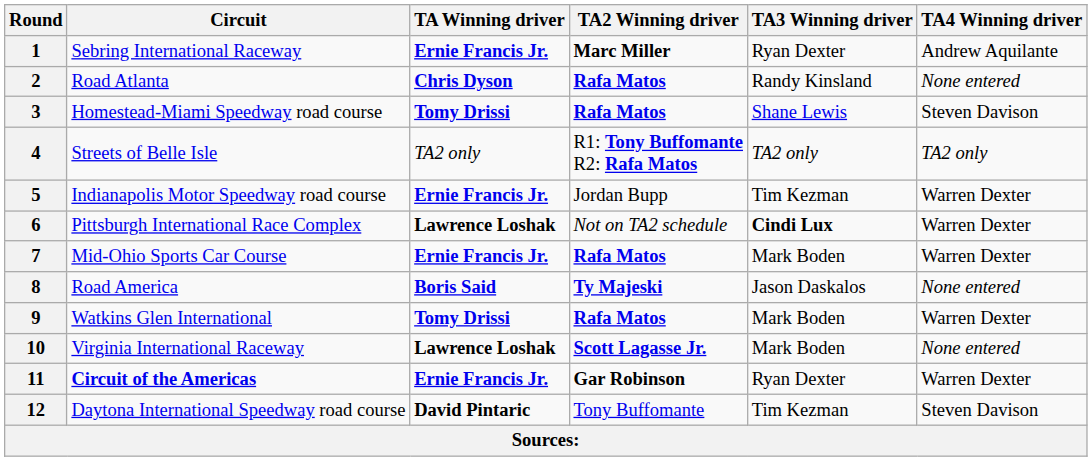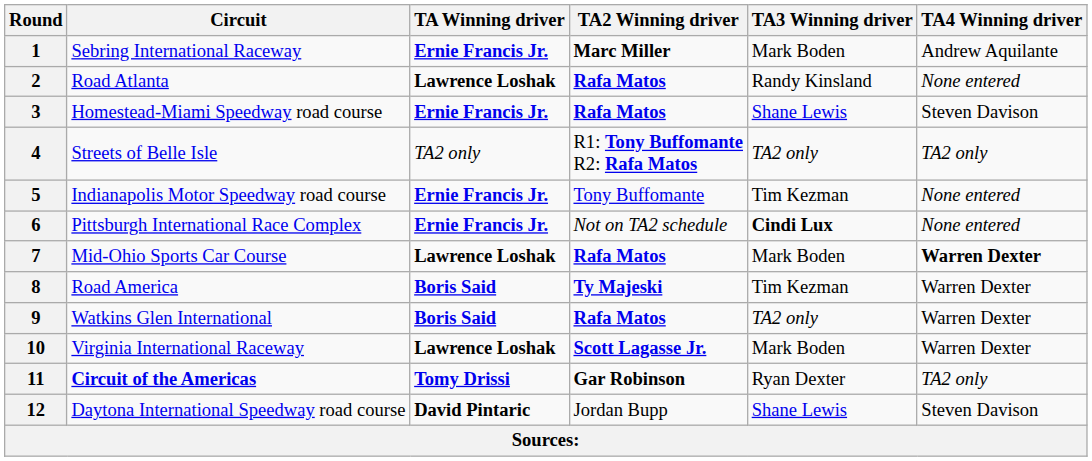(798, 50) Ryan Dexter -> (798, 50) Mark Boden
(463, 81) Chris Dyson -> (485, 81) Lawrence Loshak
(462, 112) Tomy Drissi -> (481, 112) Ernie Francis Jr.
(621, 195) Jordan Bupp -> (639, 195) Tony Buffomante
(976, 195) Warren Dexter -> (971, 195) None entered
(485, 225) Lawrence Loshak -> (481, 225) Ernie Francis Jr.
(976, 225) Warren Dexter -> (971, 225) None entered
(481, 256) Ernie Francis Jr. -> (485, 256) Lawrence Loshak
(976, 256) normal -> (981, 256) bold
(809, 287) Jason Daskalos -> (800, 287) Tim Kezman
(971, 287) None entered -> (976, 287) Warren Dexter
(462, 317) Tomy Drissi -> (455, 317) Boris Said
(798, 317) Mark Boden -> (785, 317) TA2 only
(971, 348) None entered -> (976, 348) Warren Dexter
(481, 379) Ernie Francis Jr. -> (462, 379) Tomy Drissi
(976, 379) Warren Dexter -> (954, 379) TA2 only
(639, 409) Tony Buffomante -> (621, 409) Jordan Bupp
(800, 409) Tim Kezman -> (799, 409) Shane Lewis
